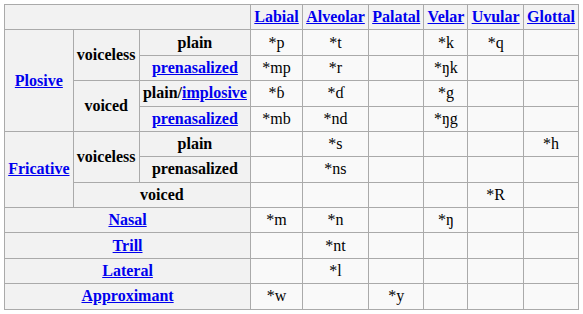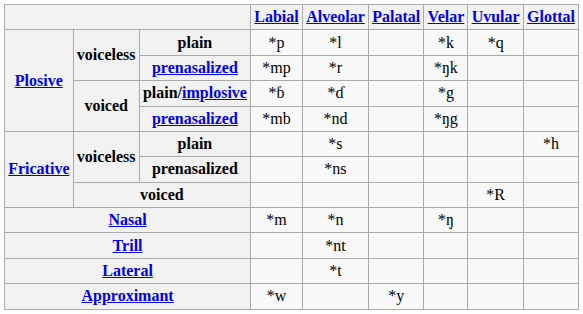(335, 42) *t -> (335, 42) *l
(335, 270) *l -> (335, 270) *t
